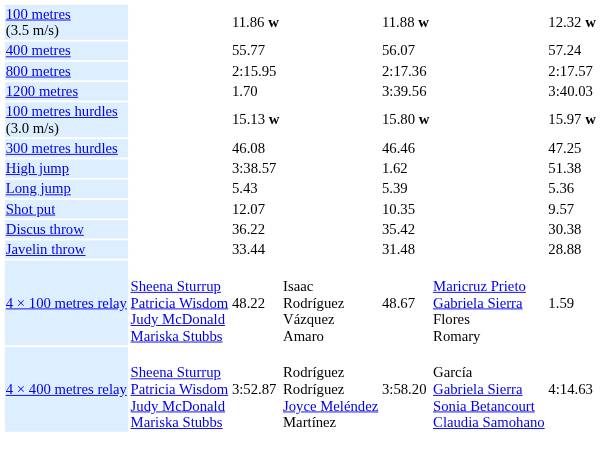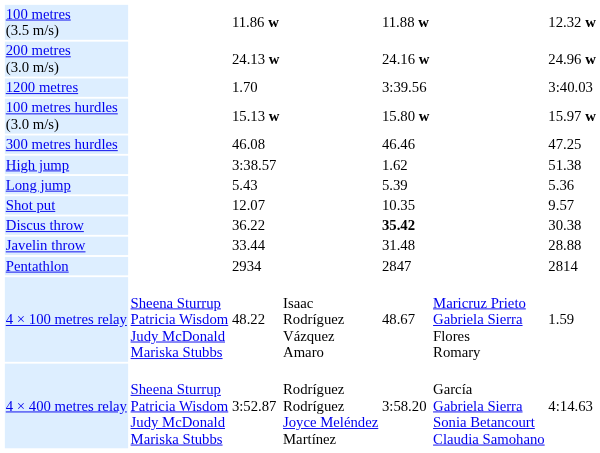+ row: (38, 59)
- row: (38, 50)
- row: (38, 71)
(398, 229) normal -> (398, 225) bold
+ row: (37, 266)
